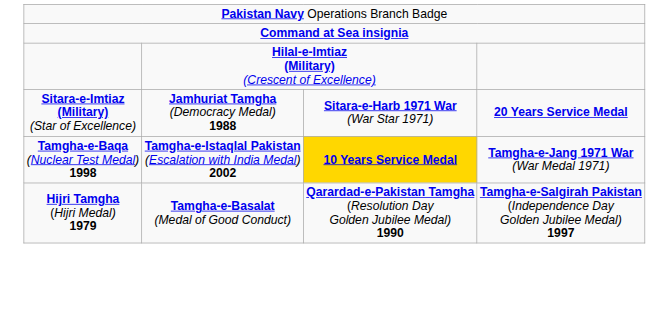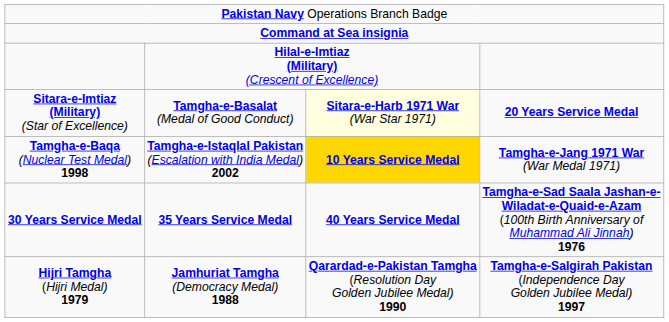(223, 113) Jamhuriat Tamgha (Democracy Medal) 1988 -> (225, 113) Tamgha-e-Basalat (Medal of Good Conduct)
(390, 113) no background -> (393, 113) lightyellow background
+ row: (75, 220)
(223, 213) Tamgha-e-Basalat (Medal of Good Conduct) -> (225, 287) Jamhuriat Tamgha (Democracy Medal) 1988
